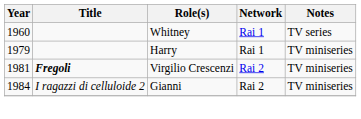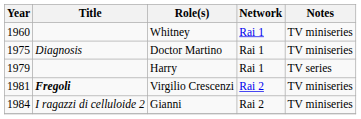(310, 31) TV series -> (320, 31) TV miniseries
+ row: (186, 50)
(320, 50) TV miniseries -> (310, 68) TV series
